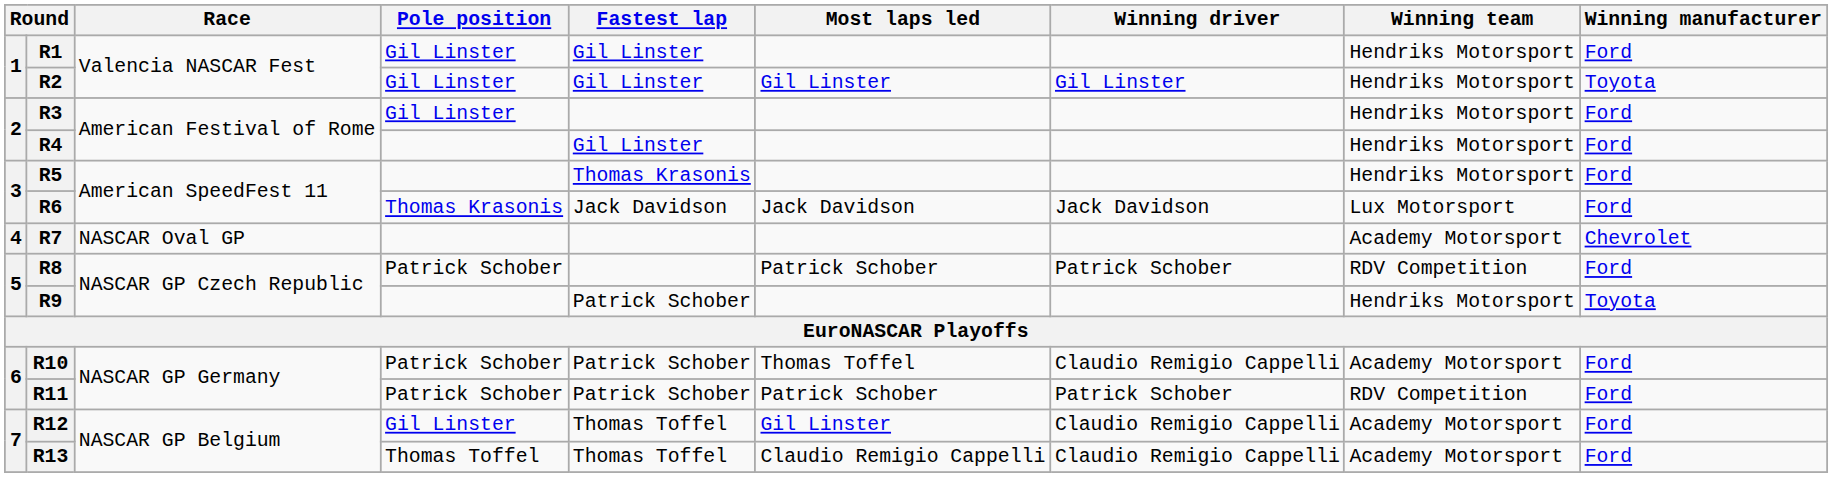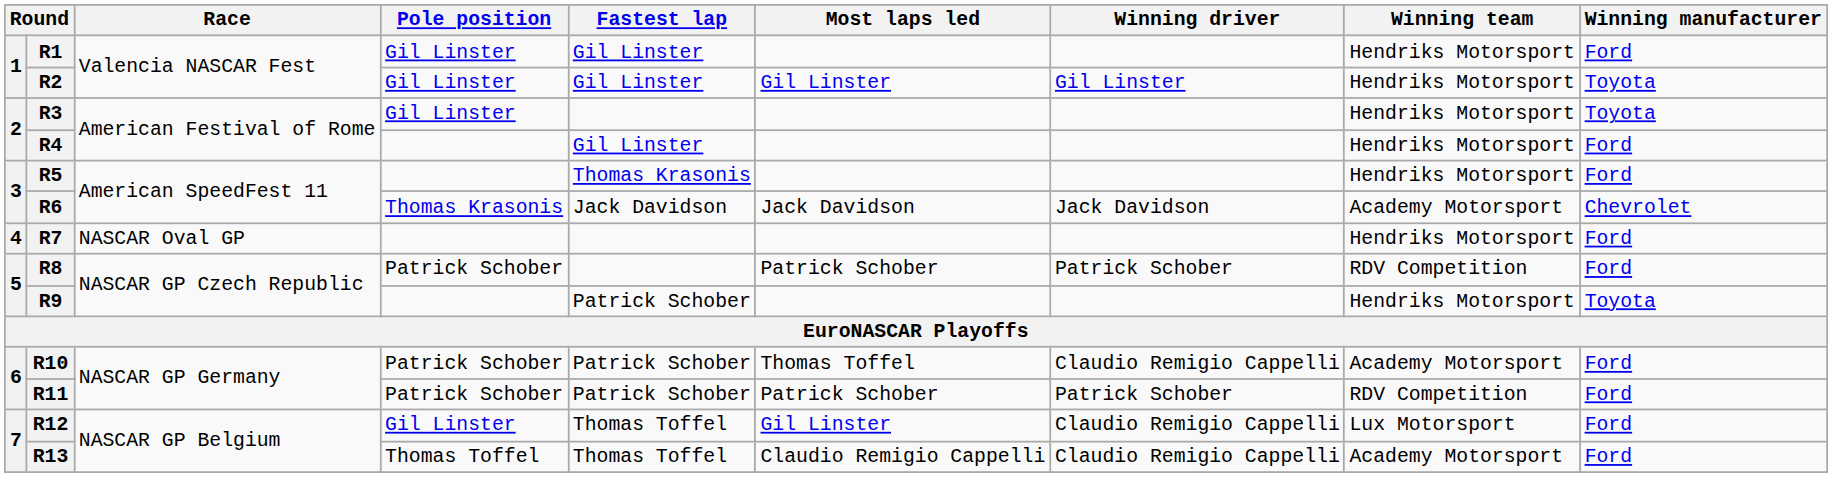(1608, 114) Ford -> (1620, 114) Toyota
(1433, 207) Lux Motorsport -> (1456, 207) Academy Motorsport
(1608, 207) Ford -> (1638, 207) Chevrolet
(1456, 239) Academy Motorsport -> (1462, 239) Hendriks Motorsport
(1638, 239) Chevrolet -> (1608, 239) Ford
(1456, 426) Academy Motorsport -> (1433, 426) Lux Motorsport
